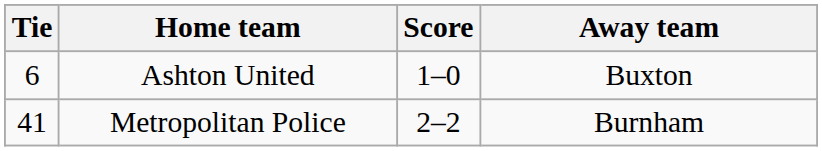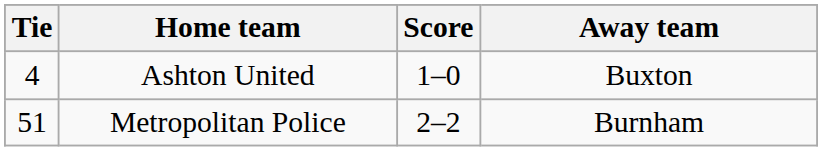(32, 74) 6 -> (32, 74) 4
(32, 121) 41 -> (32, 121) 51
